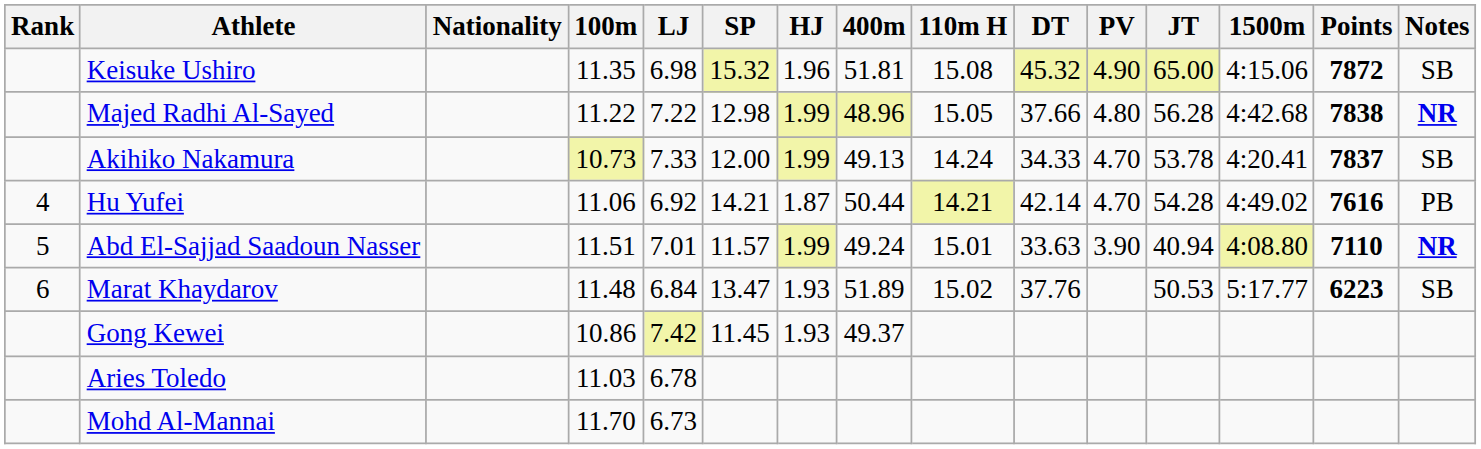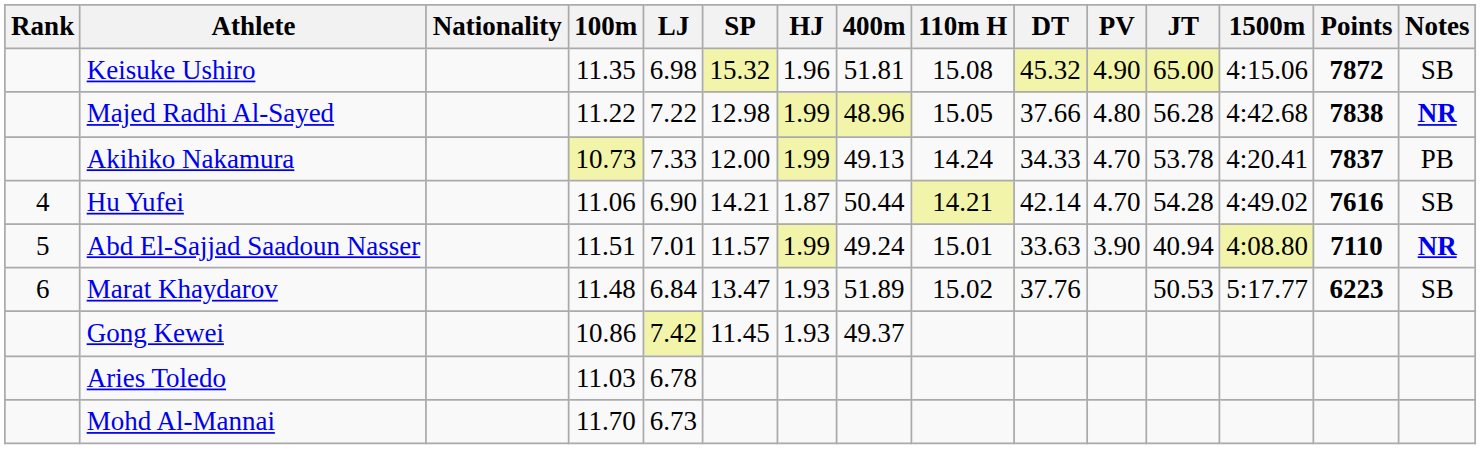(1437, 157) SB -> (1437, 157) PB
(673, 201) 6.92 -> (673, 201) 6.90
(1437, 201) PB -> (1437, 201) SB
